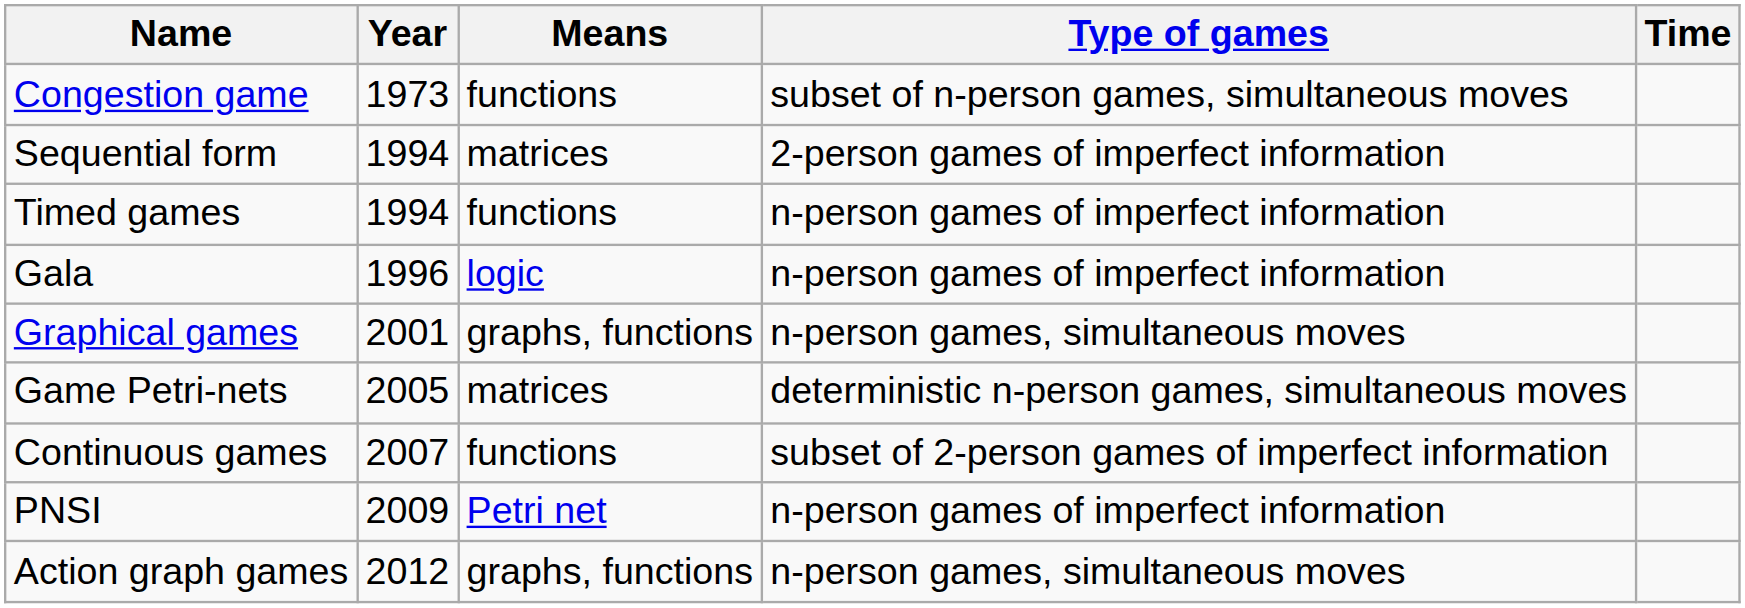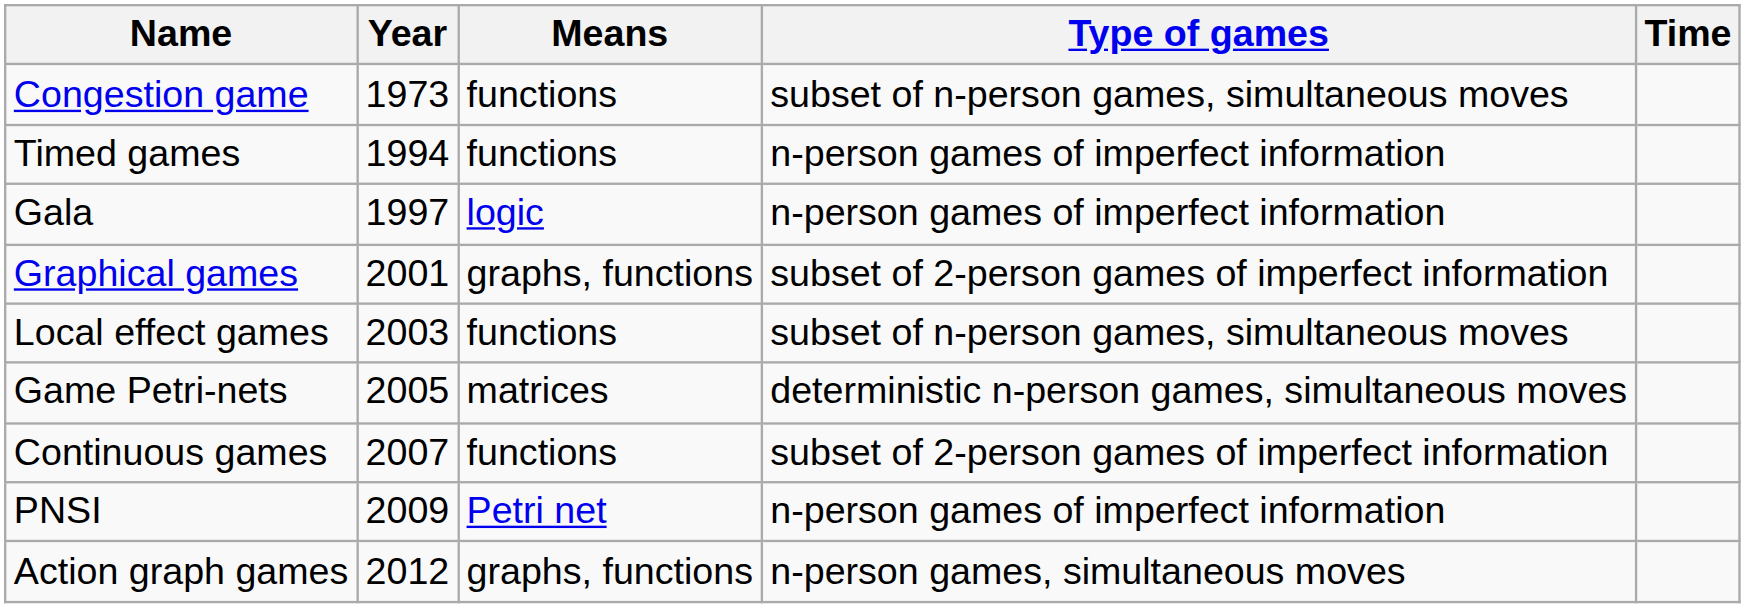- row: (146, 153)
(407, 272) 1996 -> (407, 213) 1997
(1088, 332) n-person games, simultaneous moves -> (1189, 272) subset of 2-person games of imperfect information
+ row: (171, 332)
